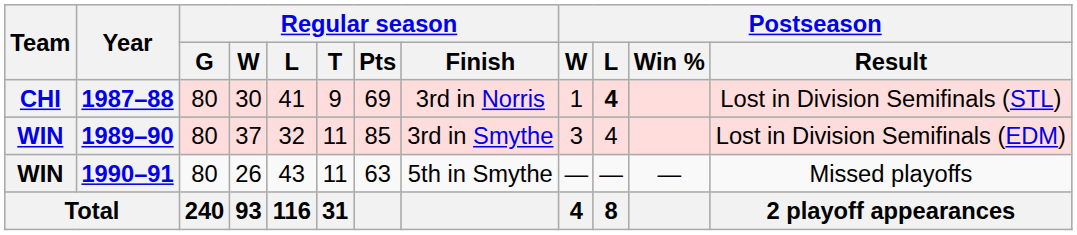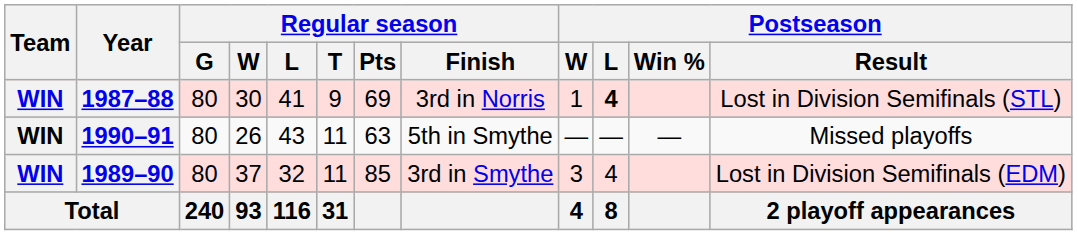(40, 99) CHI -> (40, 99) WIN
rows swapped: (128, 136) <-> (128, 174)
